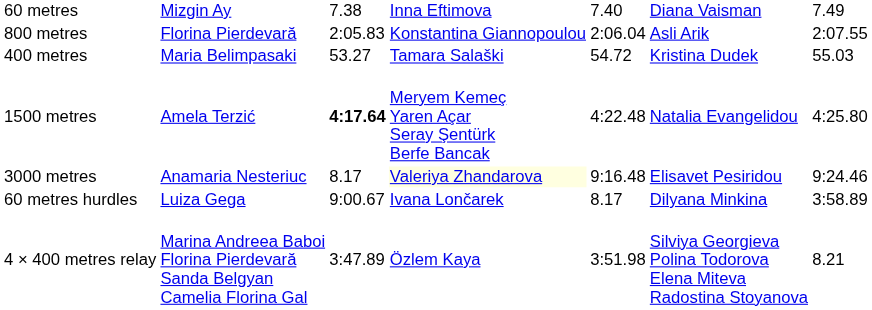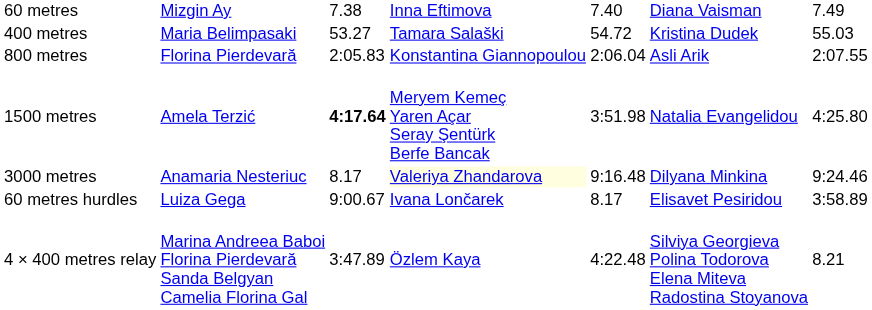rows swapped: (46, 56) <-> (46, 33)
(618, 116) 4:22.48 -> (618, 116) 3:51.98
(716, 176) Elisavet Pesiridou -> (709, 176) Dilyana Minkina
(709, 199) Dilyana Minkina -> (716, 199) Elisavet Pesiridou
(618, 260) 3:51.98 -> (618, 260) 4:22.48
